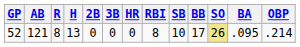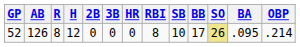(37, 33) 121 -> (37, 33) 126
(73, 33) 13 -> (73, 33) 12
